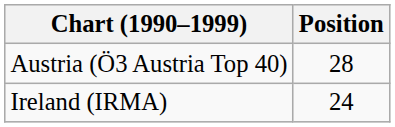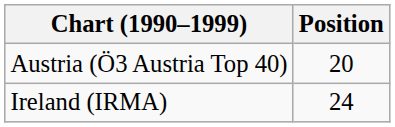(341, 63) 28 -> (341, 63) 20
